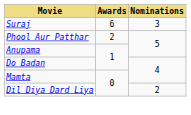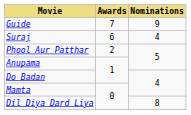+ row: (18, 24)
(157, 24) 3 -> (157, 37) 4
(157, 90) 2 -> (157, 103) 8
